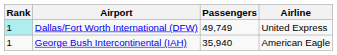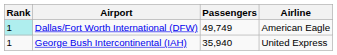(294, 28) United Express -> (296, 28) American Eagle
(296, 43) American Eagle -> (294, 43) United Express
